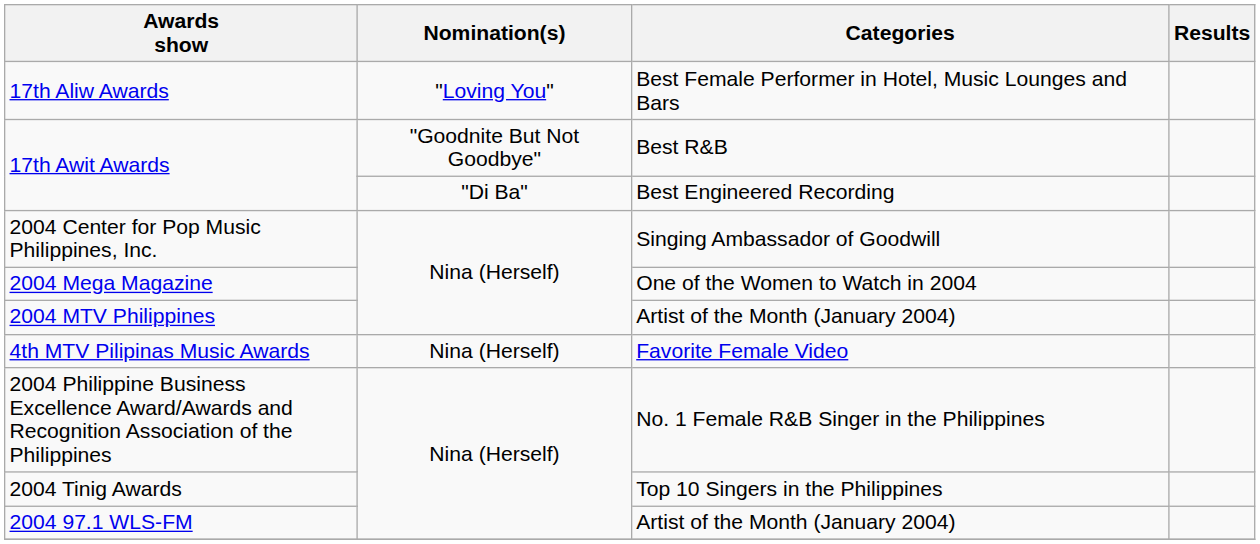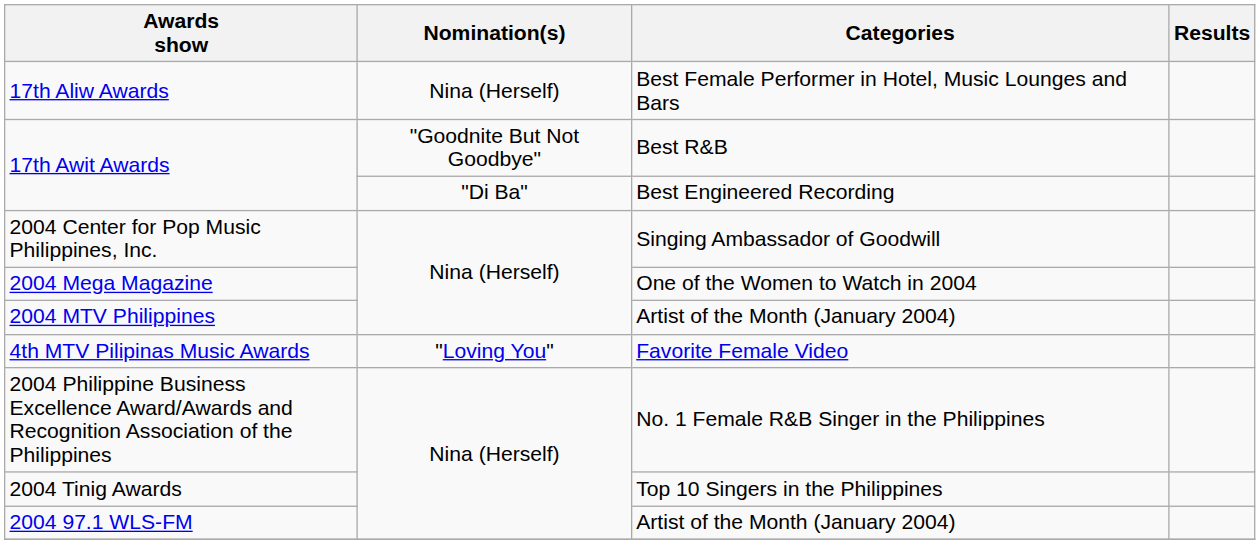(494, 90) "Loving You" -> (494, 90) Nina (Herself)
(494, 350) Nina (Herself) -> (494, 350) "Loving You"
